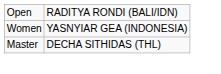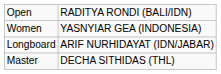+ row: (31, 45)
